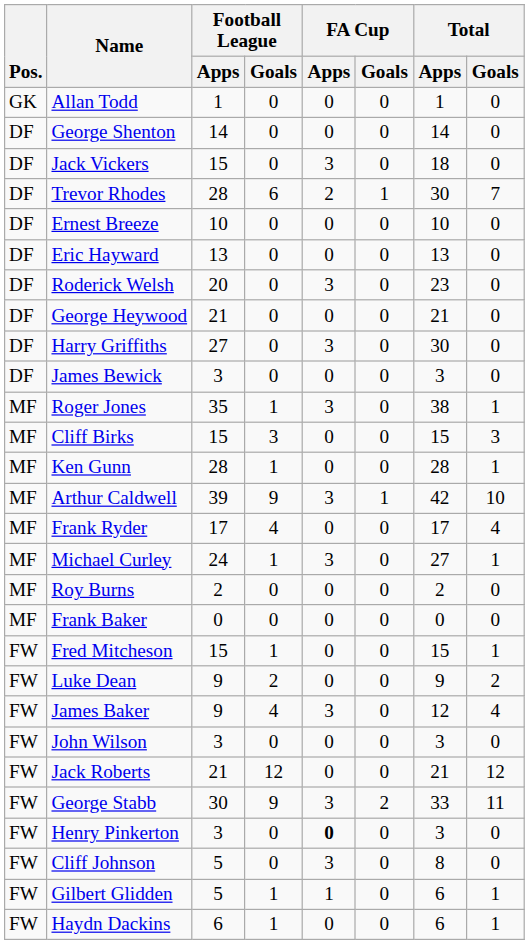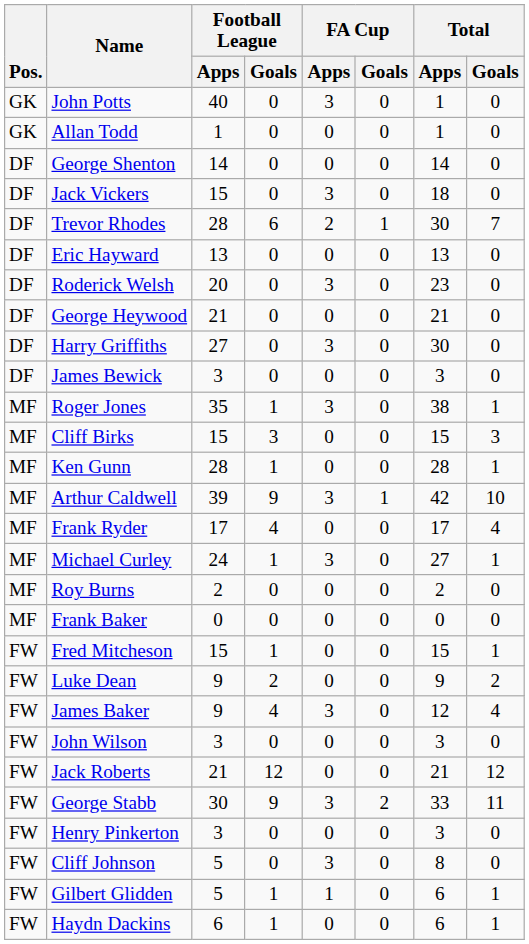+ row: (91, 102)
- row: (105, 224)
(329, 833) bold -> (329, 833) normal
